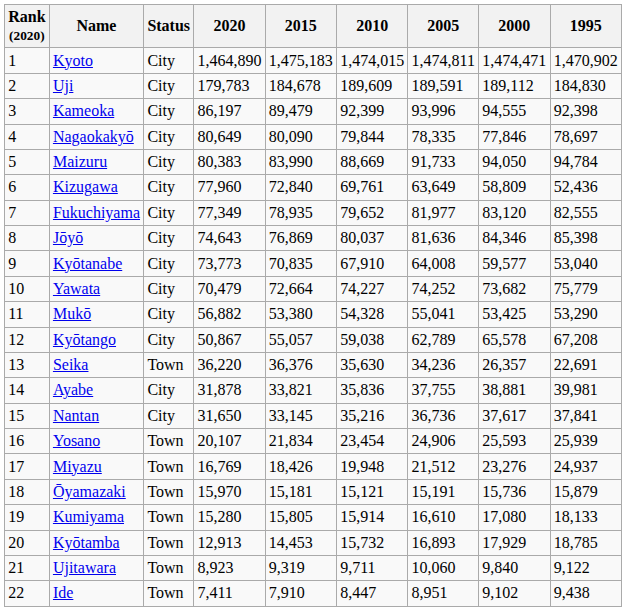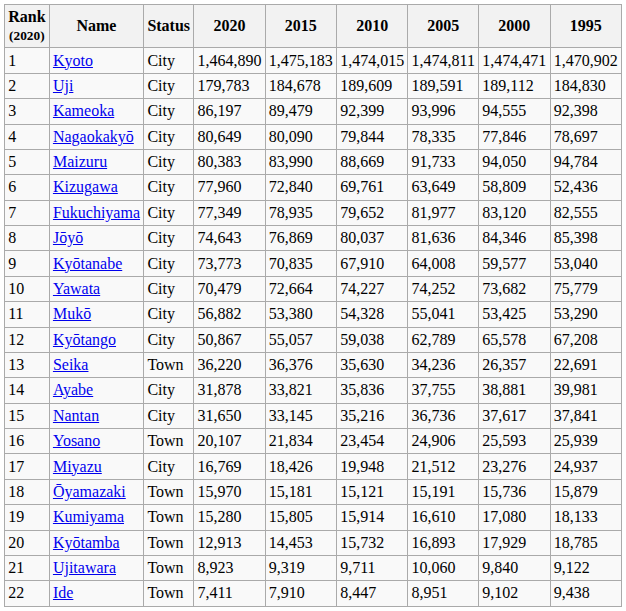(166, 466) Town -> (161, 466) City
